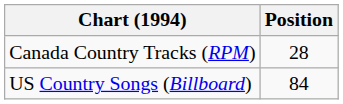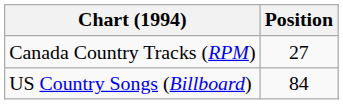(299, 51) 28 -> (299, 51) 27
